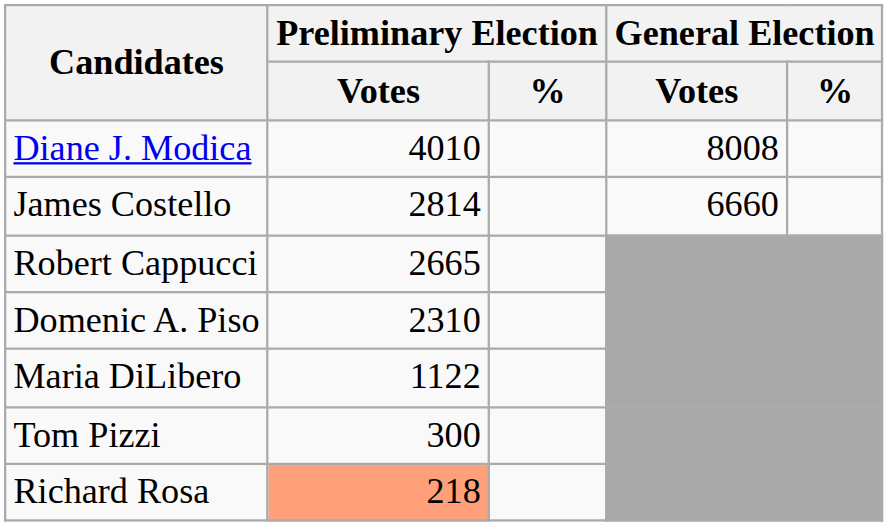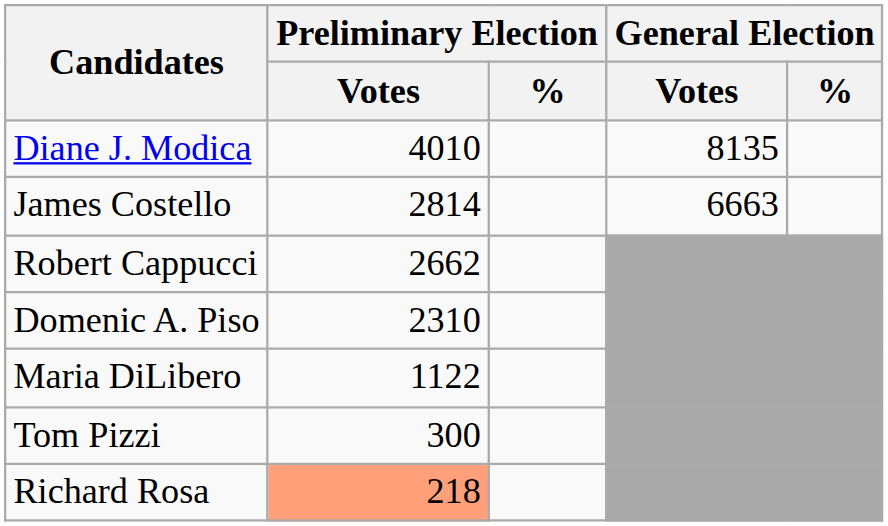(743, 147) 8008 -> (743, 147) 8135
(743, 205) 6660 -> (743, 205) 6663
(445, 262) 2665 -> (445, 262) 2662
